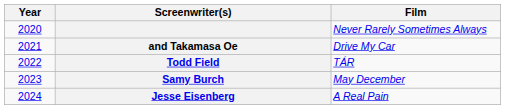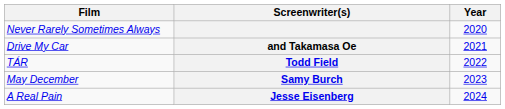columns swapped: (30, 12) <-> (416, 12)
